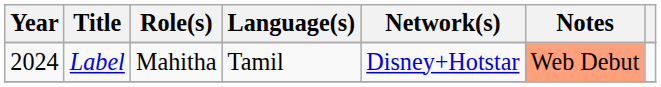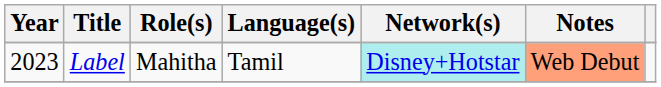(34, 61) 2024 -> (34, 61) 2023
(443, 61) no background -> (443, 61) paleturquoise background
